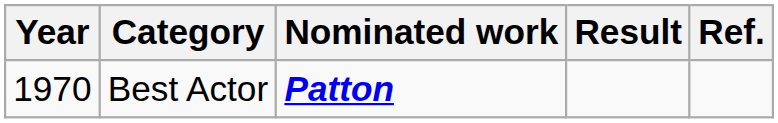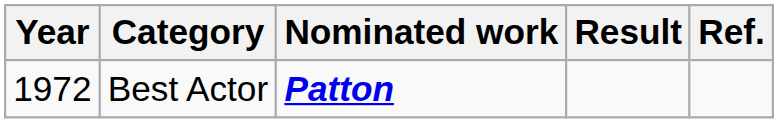(52, 88) 1970 -> (52, 88) 1972
